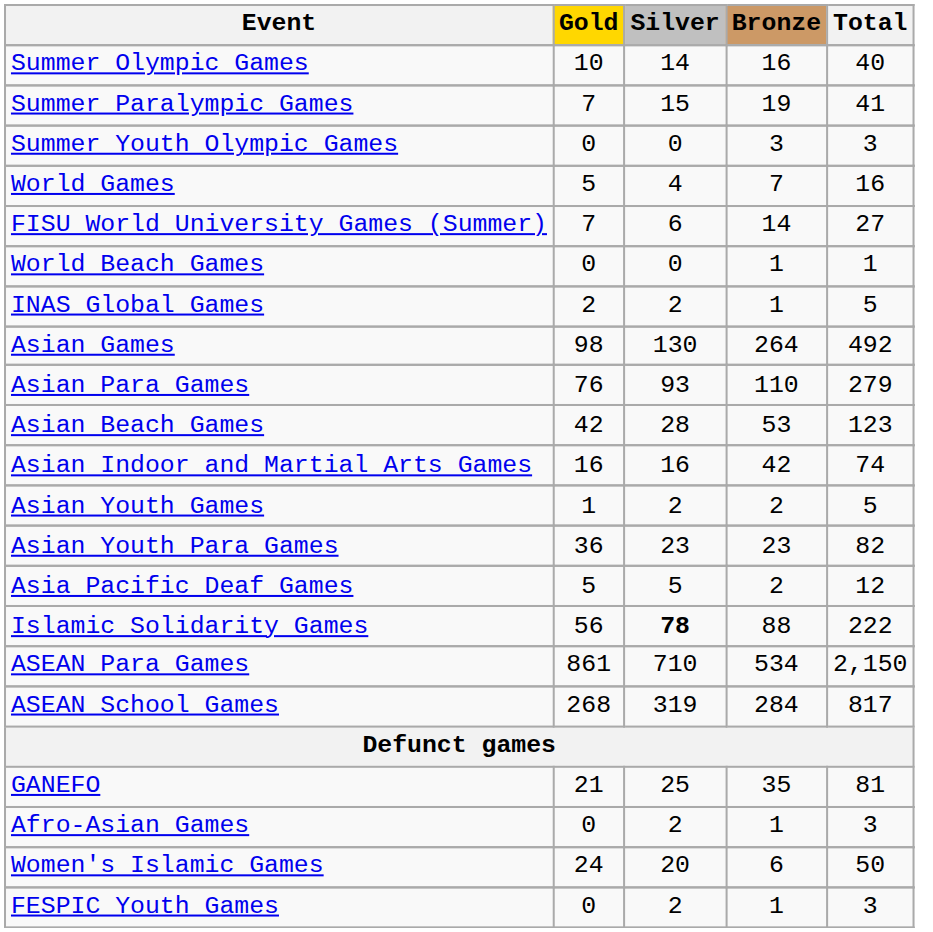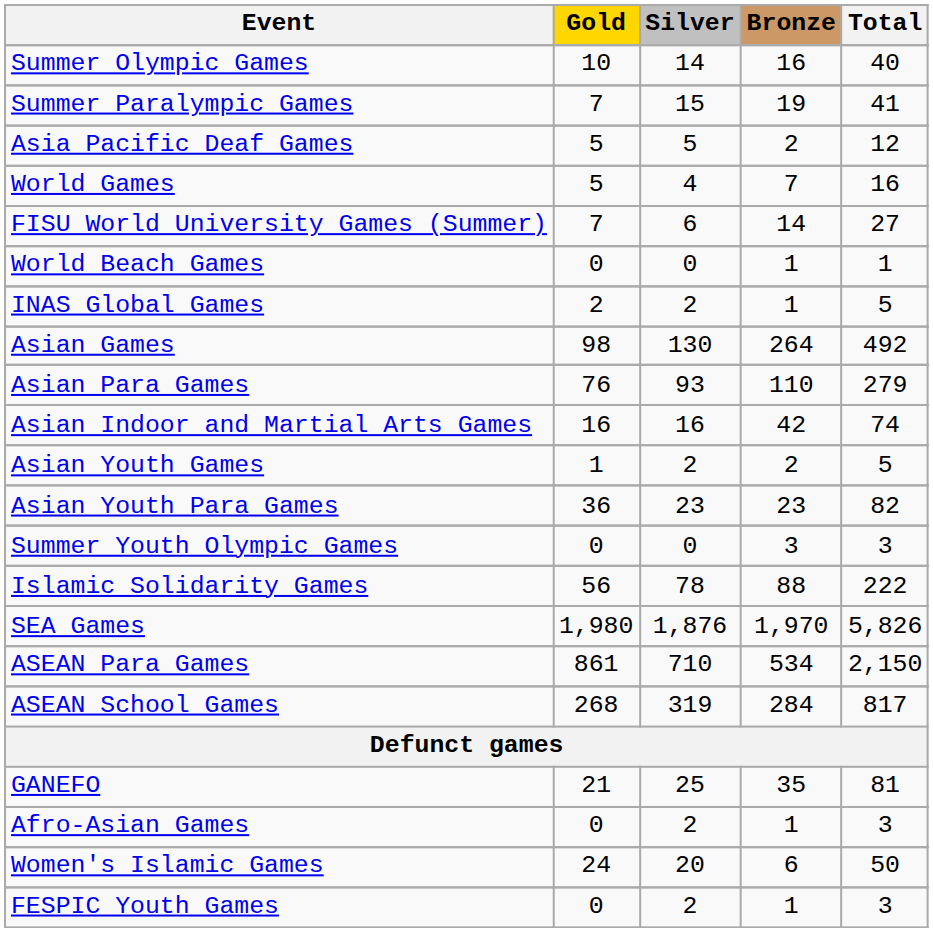rows swapped: (205, 145) <-> (182, 586)
- row: (138, 426)
(675, 626) bold -> (690, 586) normal
+ row: (78, 626)
